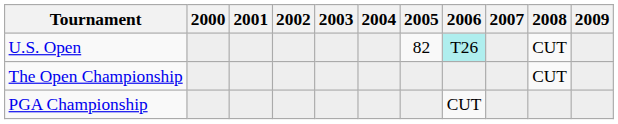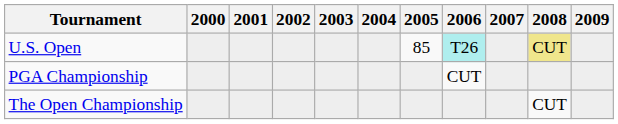(421, 47) 82 -> (421, 47) 85
(549, 47) no background -> (549, 47) khaki background
rows swapped: (96, 76) <-> (78, 104)
